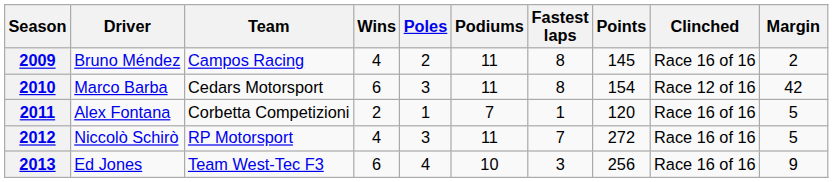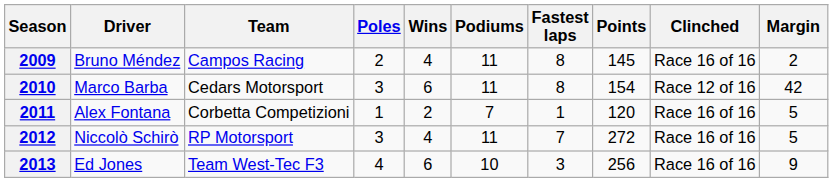columns swapped: (426, 26) <-> (377, 26)
